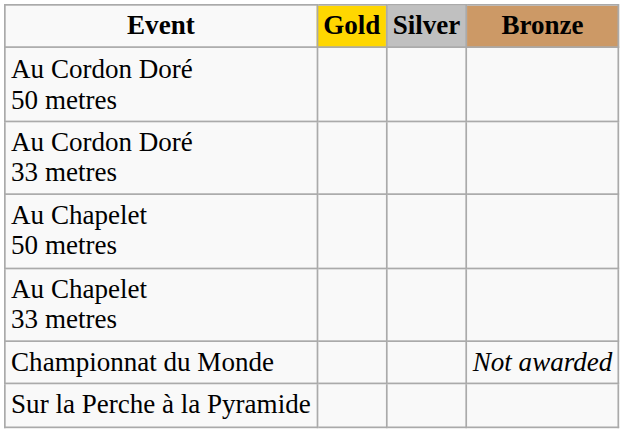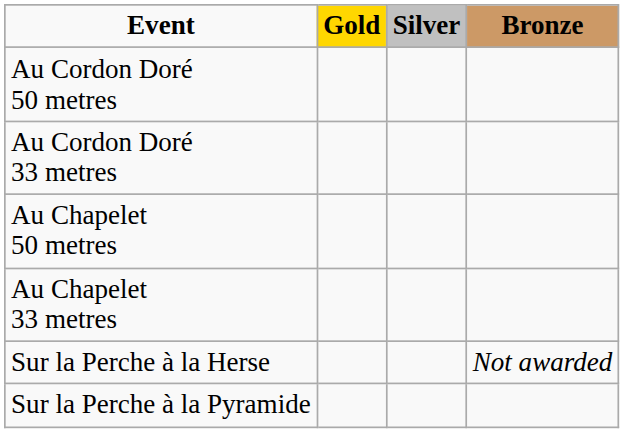- row: (143, 362)
+ row: (141, 362)
